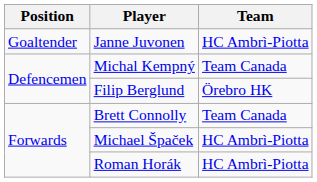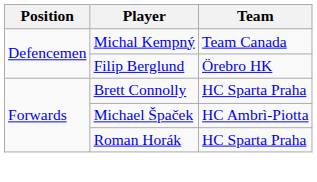- row: (139, 41)
(244, 115) Team Canada -> (254, 90) HC Sparta Praha
(255, 164) HC Ambrì-Piotta -> (254, 139) HC Sparta Praha
